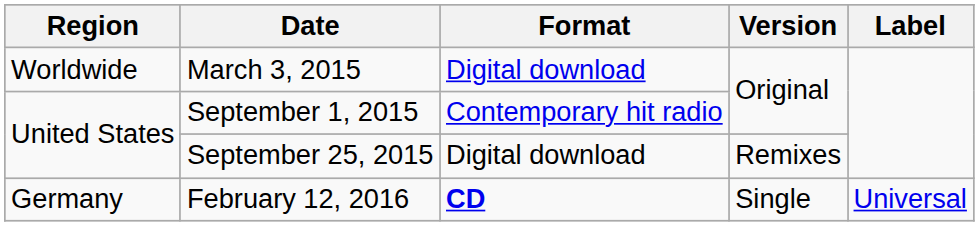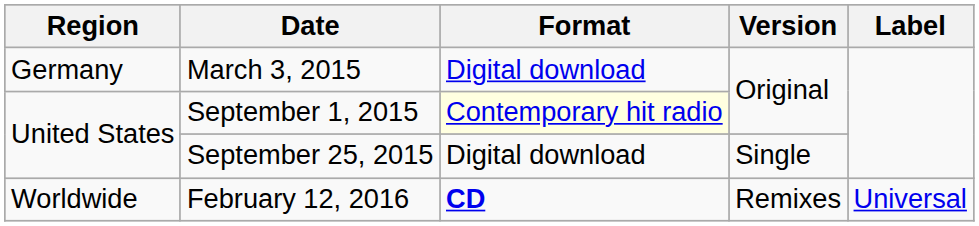(74, 69) Worldwide -> (67, 69) Germany
(584, 112) no background -> (584, 112) lightyellow background
(788, 155) Remixes -> (773, 155) Single
(67, 198) Germany -> (74, 198) Worldwide
(773, 198) Single -> (788, 198) Remixes
